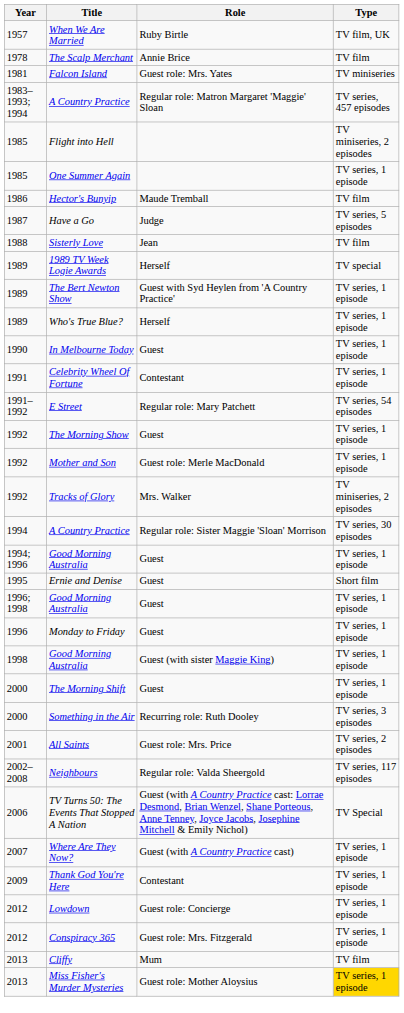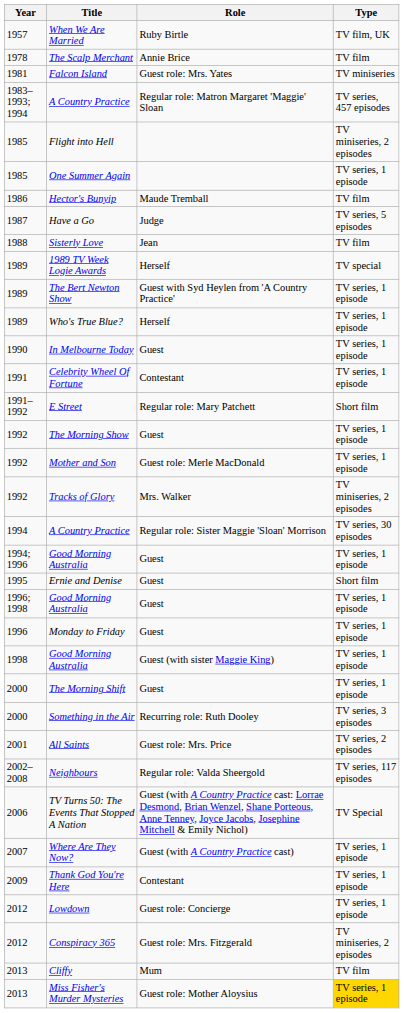(364, 406) TV series, 54 episodes -> (357, 406) Short film
(361, 937) TV series, 1 episode -> (362, 943) TV miniseries, 2 episodes
